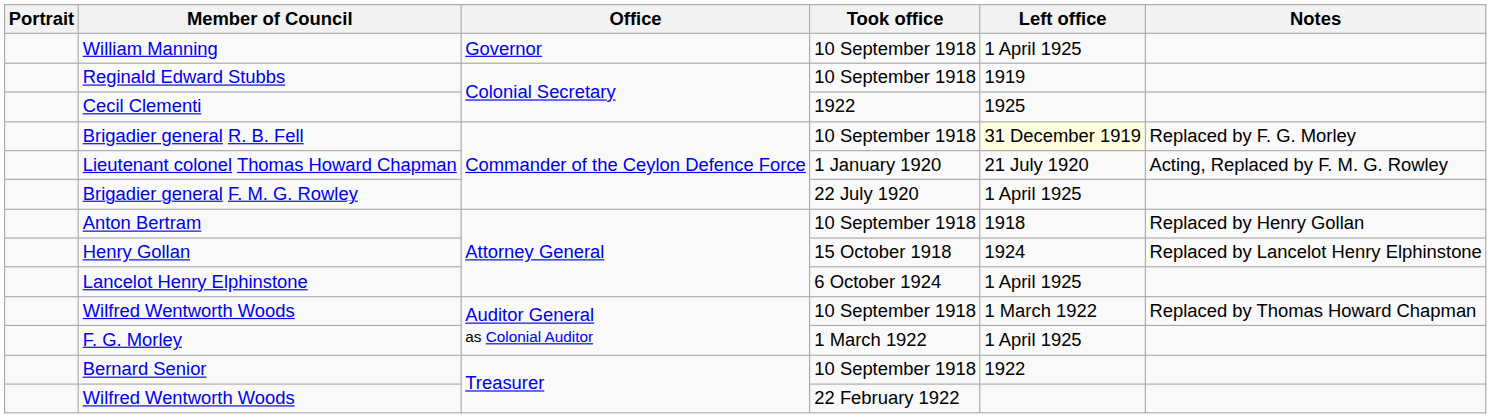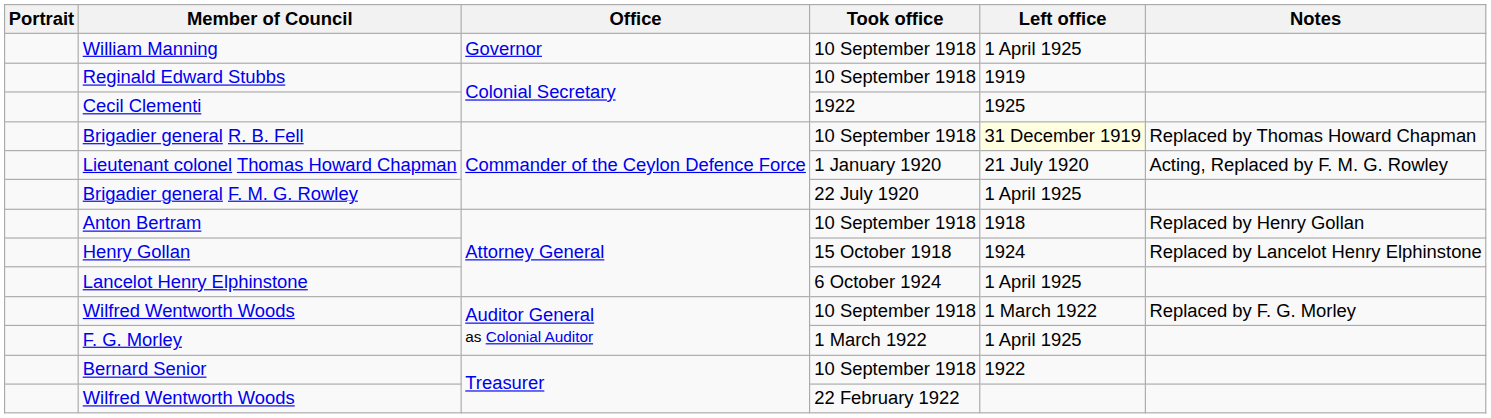(1253, 135) Replaced by F. G. Morley -> (1313, 135) Replaced by Thomas Howard Chapman
(1313, 310) Replaced by Thomas Howard Chapman -> (1253, 310) Replaced by F. G. Morley
